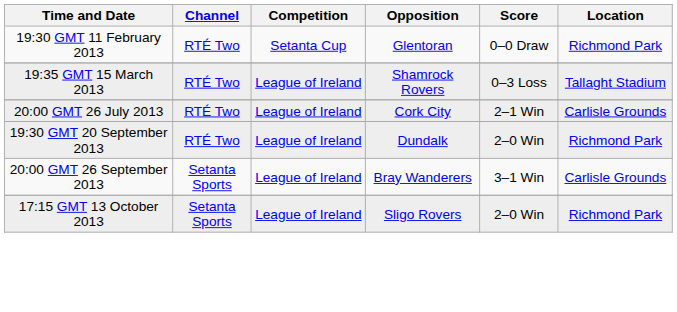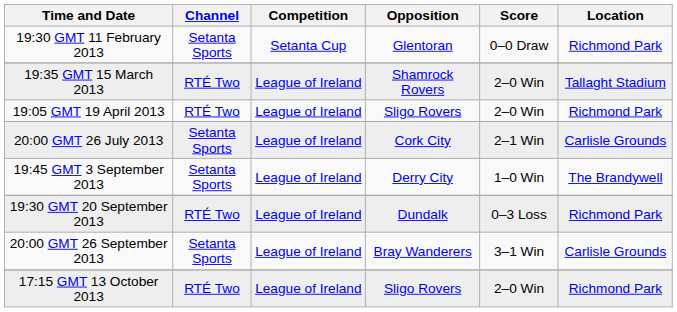(212, 45) RTÉ Two -> (212, 45) Setanta Sports
(519, 82) 0–3 Loss -> (519, 82) 2–0 Win
+ row: (89, 111)
(212, 111) RTÉ Two -> (212, 140) Setanta Sports
+ row: (89, 177)
(519, 140) 2–0 Win -> (519, 214) 0–3 Loss
(212, 214) Setanta Sports -> (212, 288) RTÉ Two
